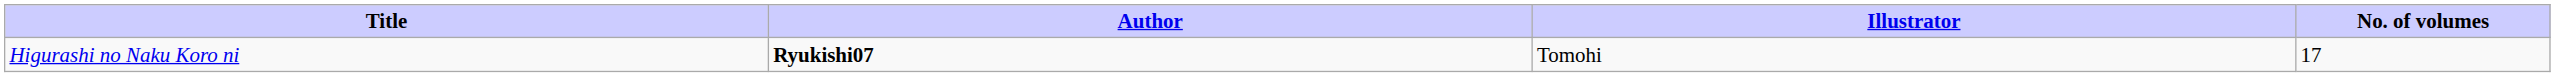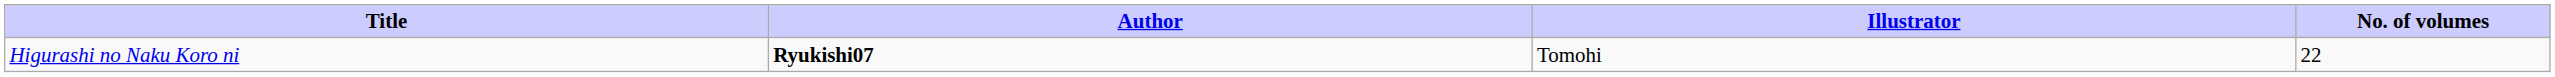(2311, 54) 17 -> (2311, 54) 22
